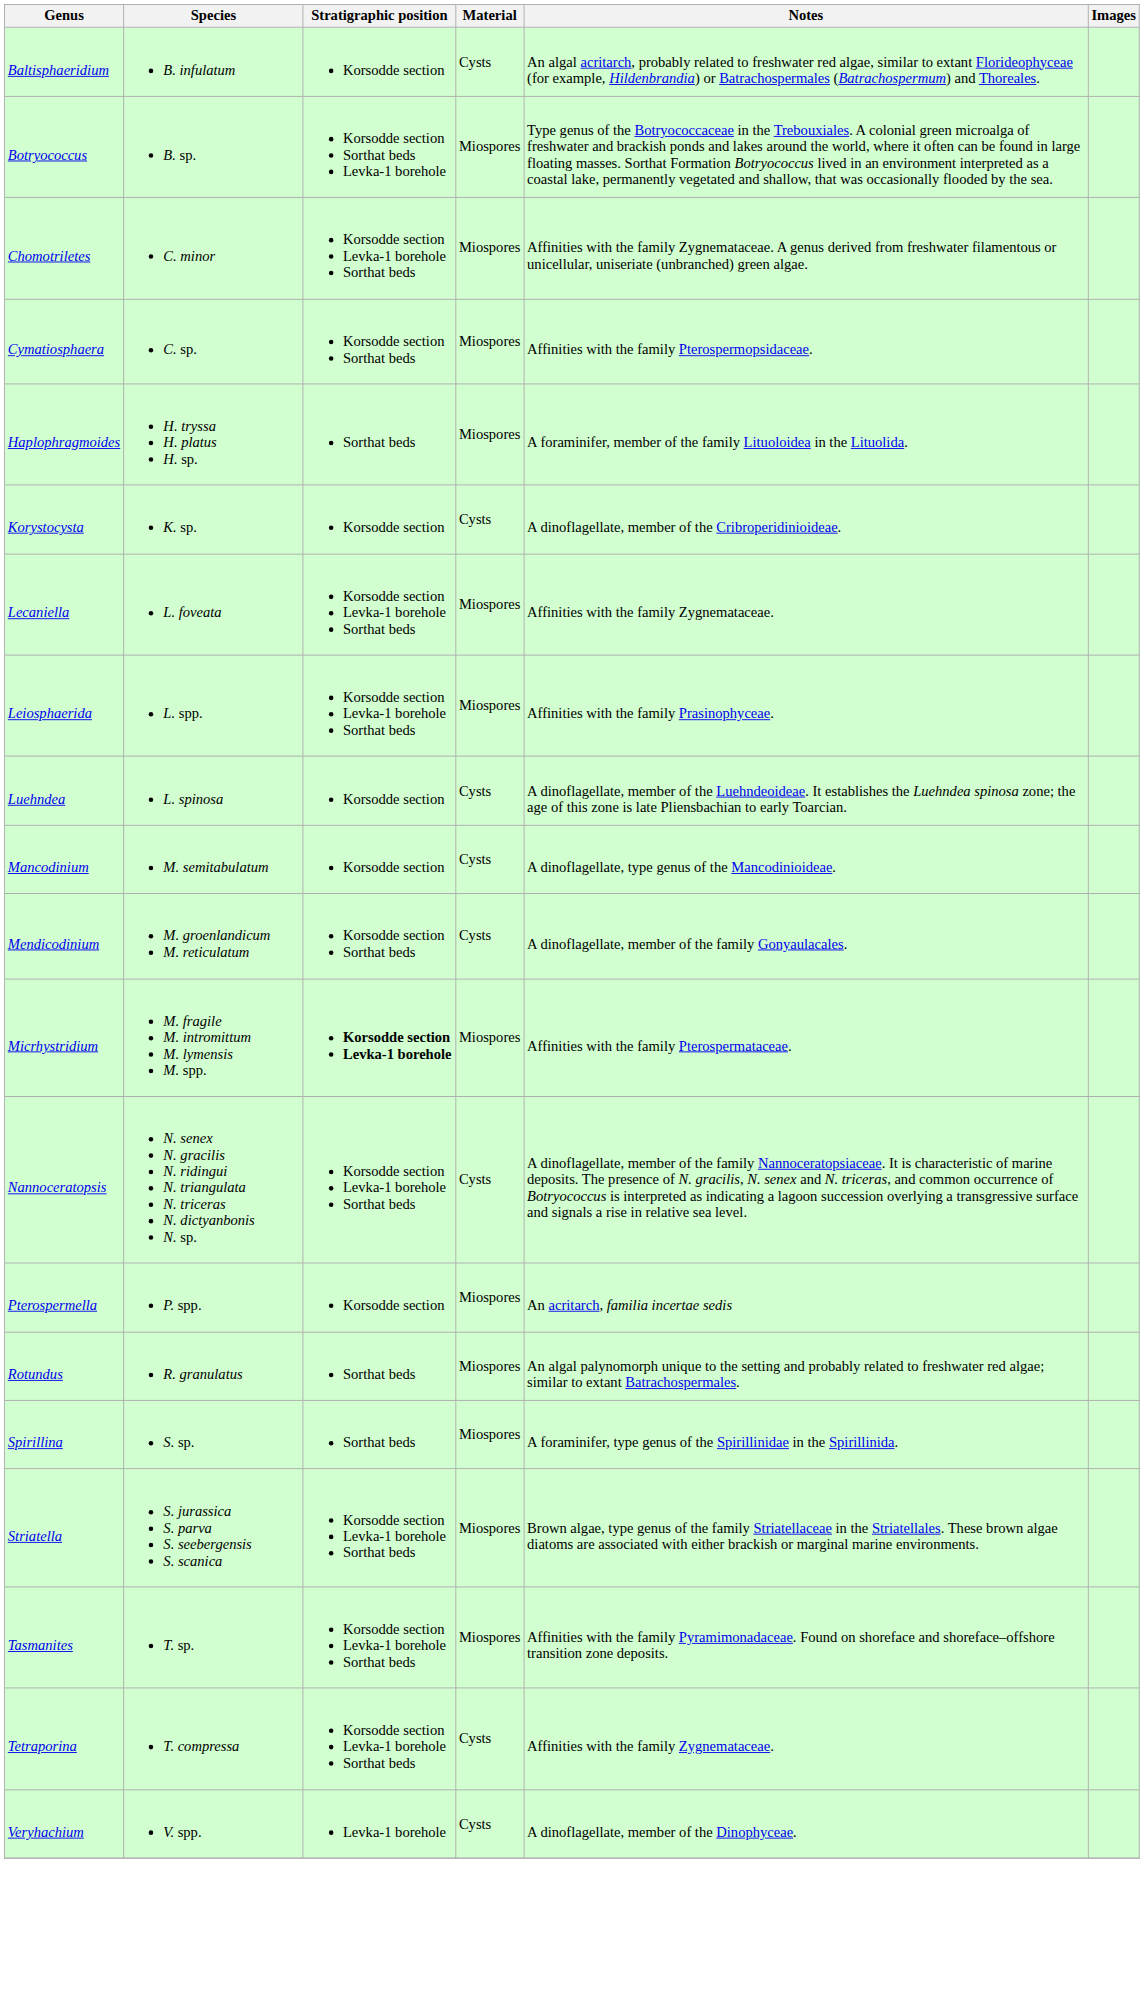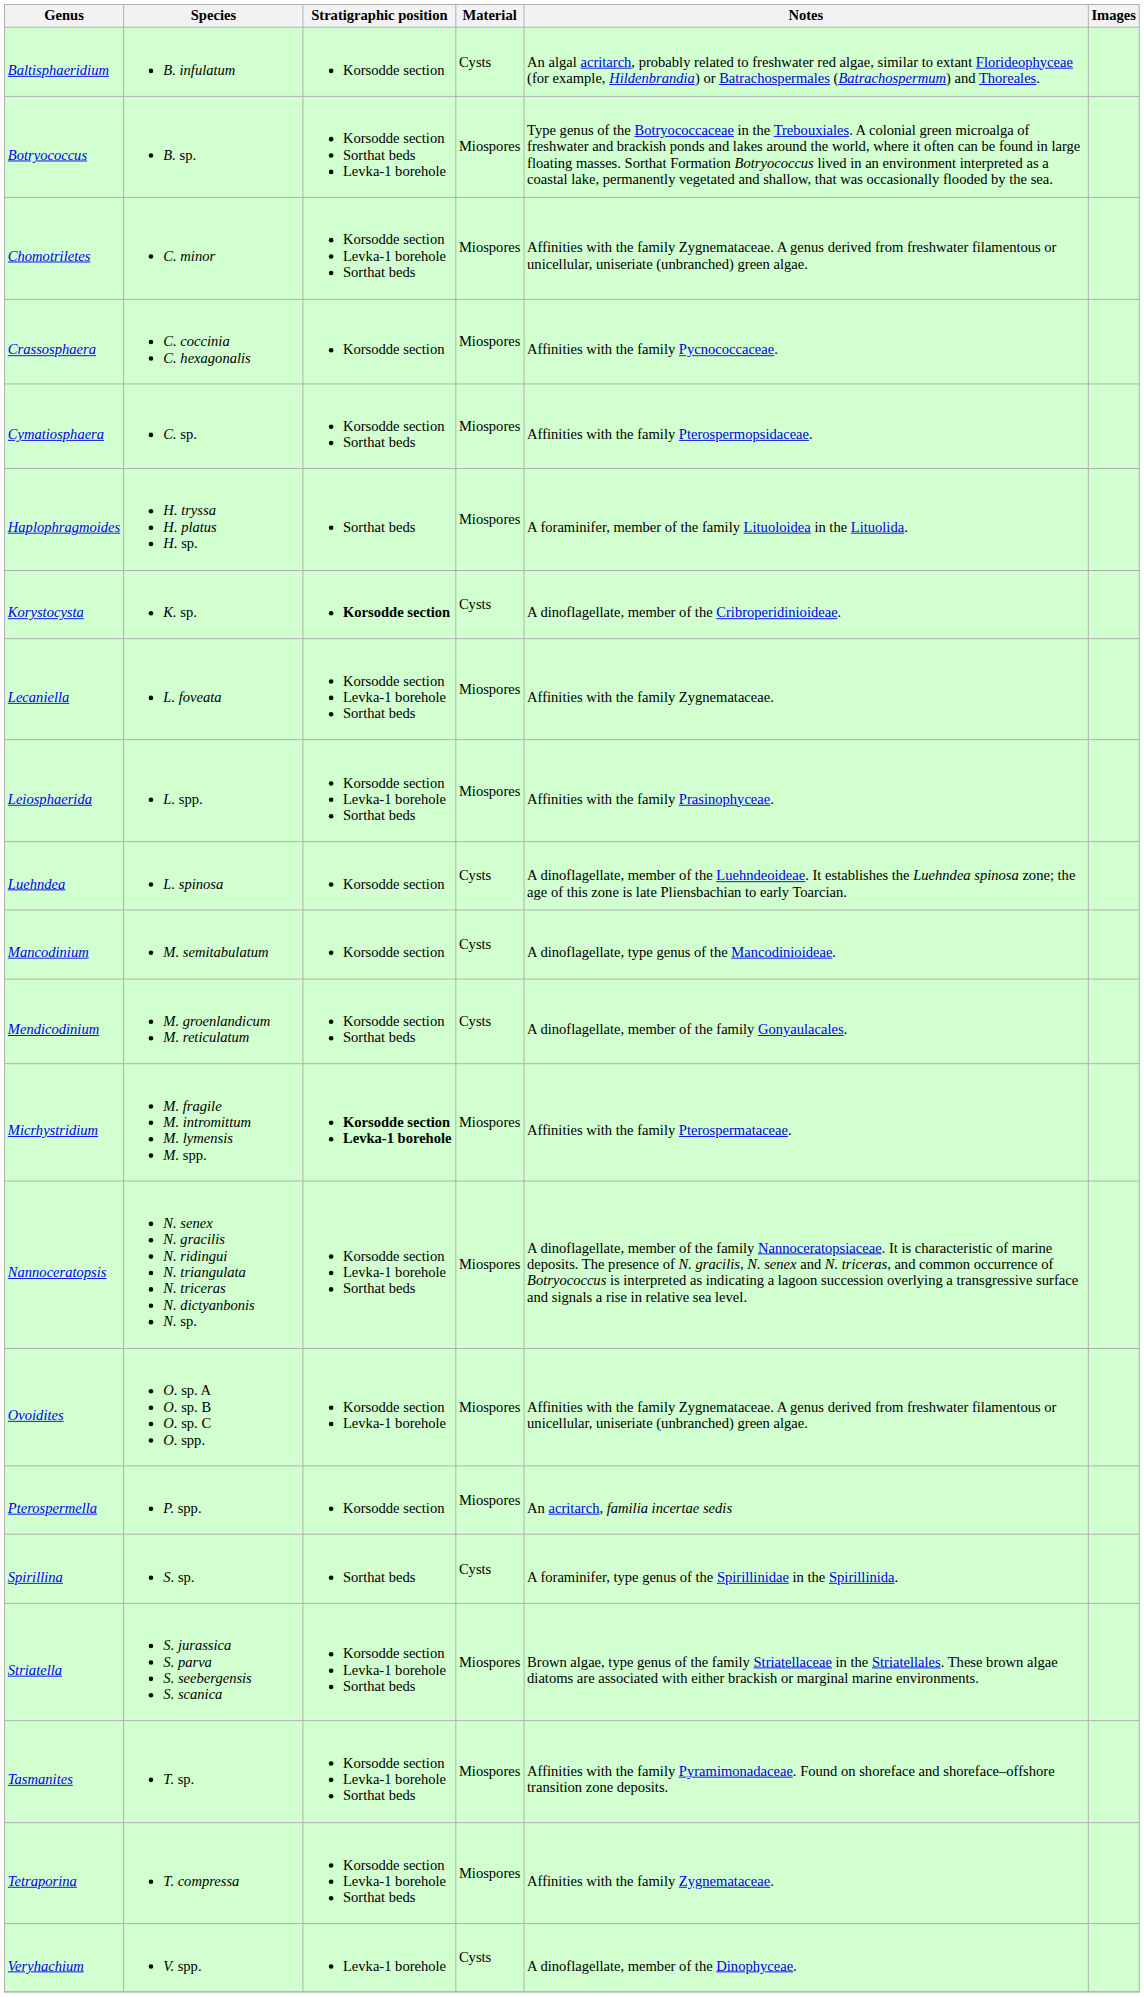+ row: (52, 349)
(379, 528) normal -> (379, 613) bold
(475, 1179) Cysts -> (490, 1264) Miospores
+ row: (36, 1415)
- row: (35, 1374)
(490, 1434) Miospores -> (475, 1568) Cysts
(475, 1738) Cysts -> (490, 1872) Miospores
